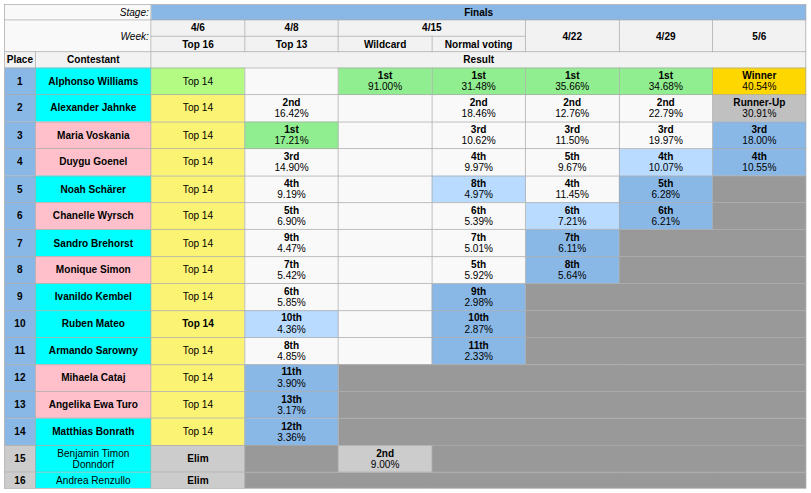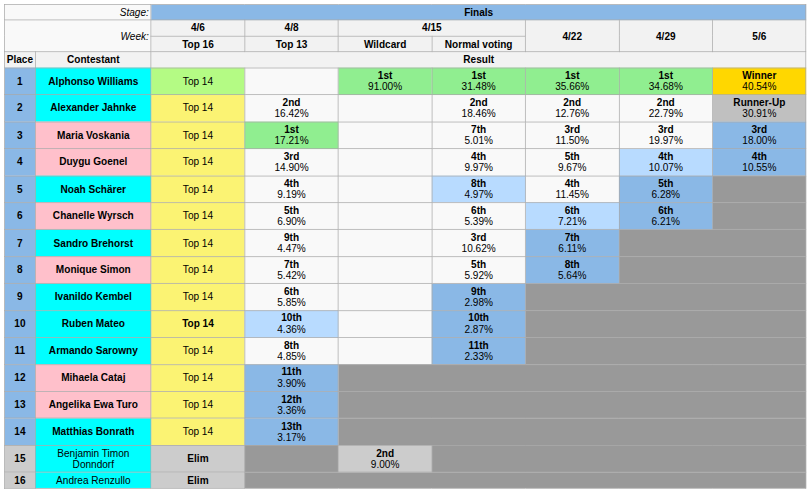(479, 135) 3rd 10.62% -> (479, 135) 7th 5.01%
(479, 243) 7th 5.01% -> (479, 243) 3rd 10.62%
(292, 404) 13th 3.17% -> (292, 404) 12th 3.36%
(292, 431) 12th 3.36% -> (292, 431) 13th 3.17%
